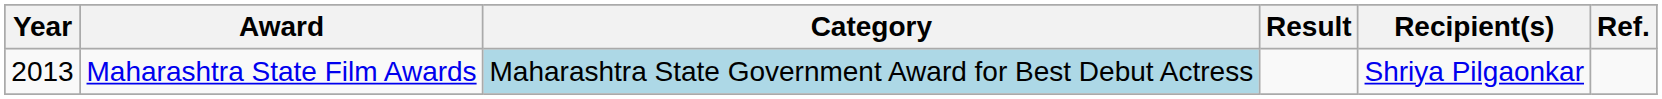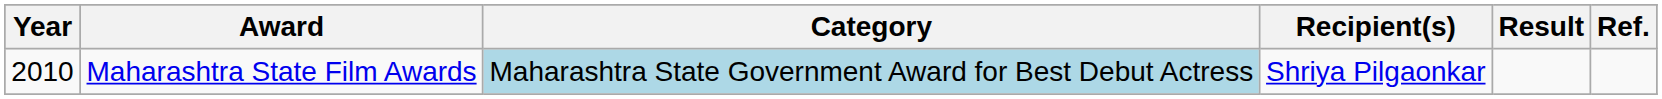columns swapped: (1474, 26) <-> (1309, 26)
(42, 71) 2013 -> (42, 71) 2010
